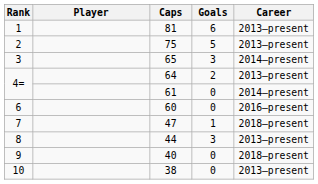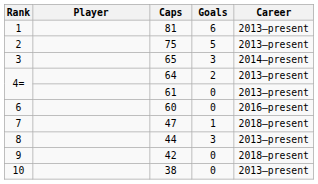(274, 92) 2014–present -> (274, 92) 2013–present
(171, 155) 40 -> (171, 155) 42
